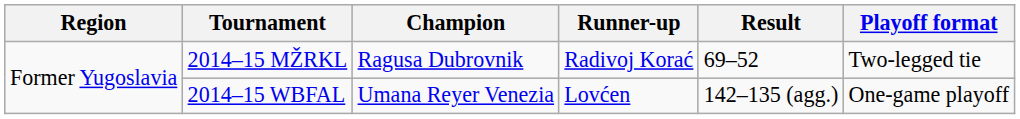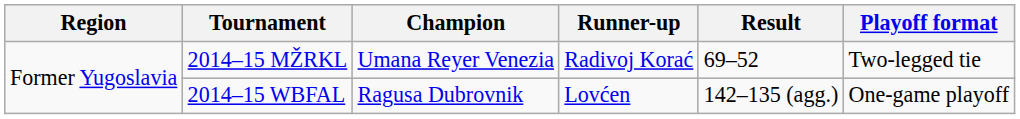(440, 59) Ragusa Dubrovnik -> (456, 59) Umana Reyer Venezia
(456, 95) Umana Reyer Venezia -> (440, 95) Ragusa Dubrovnik
